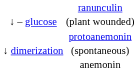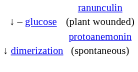- row: (100, 65)
